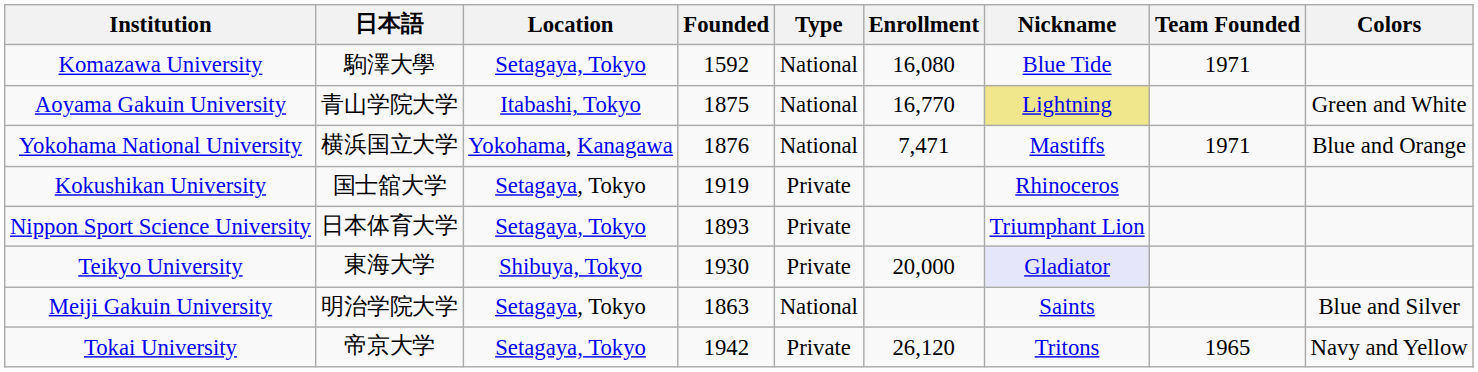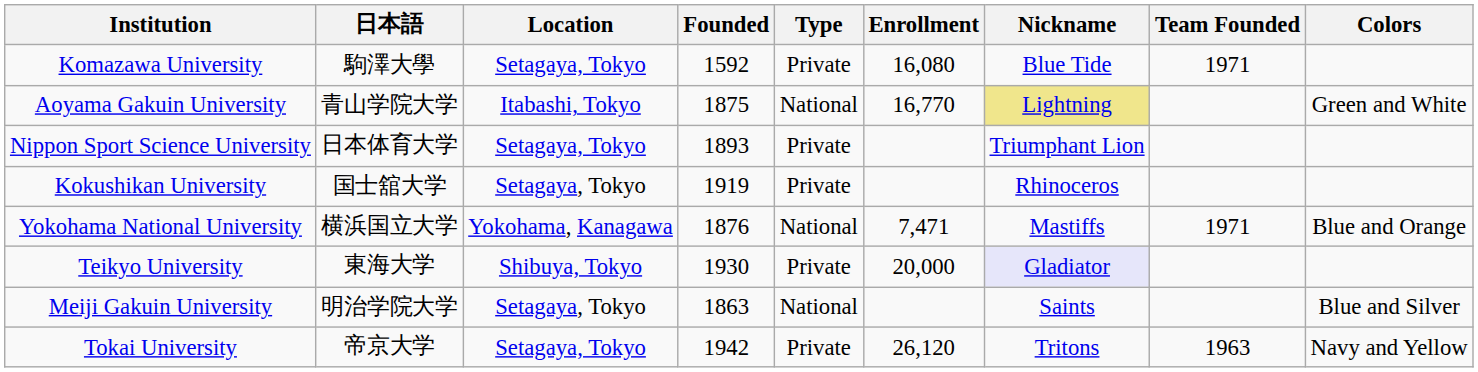(819, 64) National -> (819, 64) Private
rows swapped: (160, 226) <-> (160, 145)
(1228, 346) 1965 -> (1228, 346) 1963
